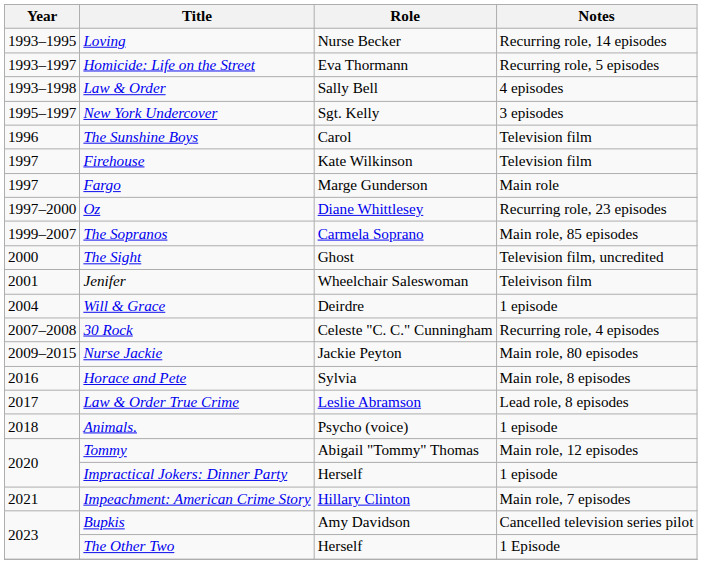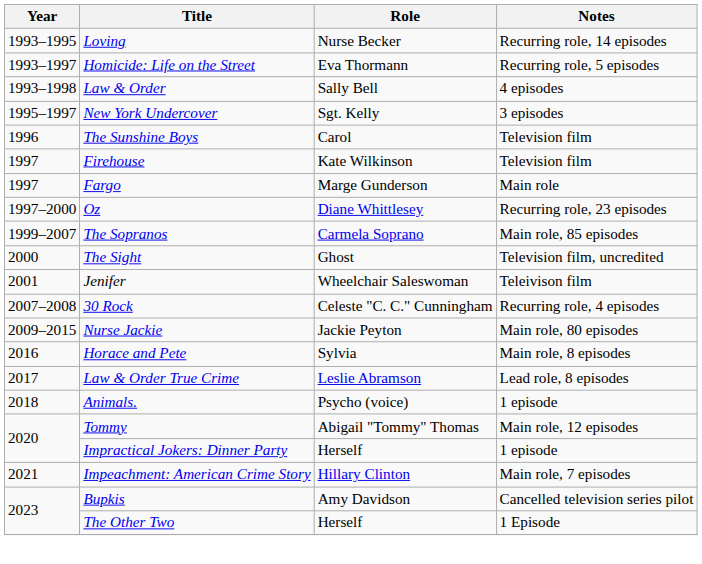- row: (124, 305)
